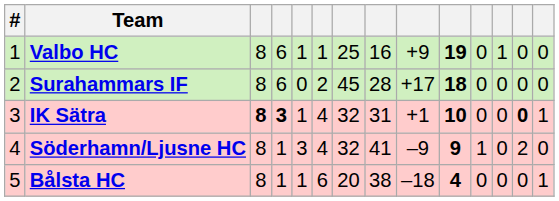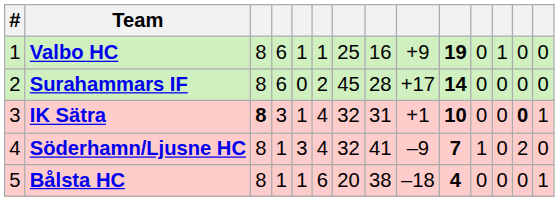(455, 84) 18 -> (455, 84) 14
(281, 116) bold -> (281, 116) normal
(455, 148) 9 -> (455, 148) 7
